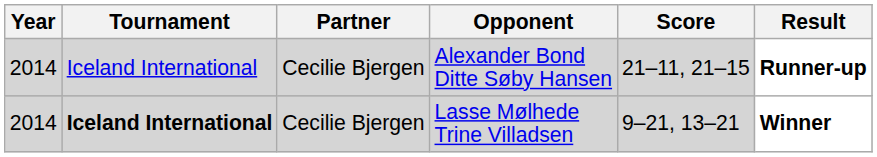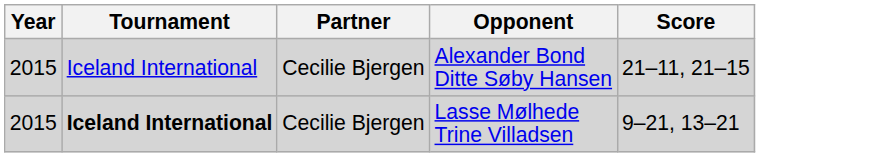- column: (813, 22)
(33, 67) 2014 -> (33, 67) 2015
(33, 124) 2014 -> (33, 124) 2015
